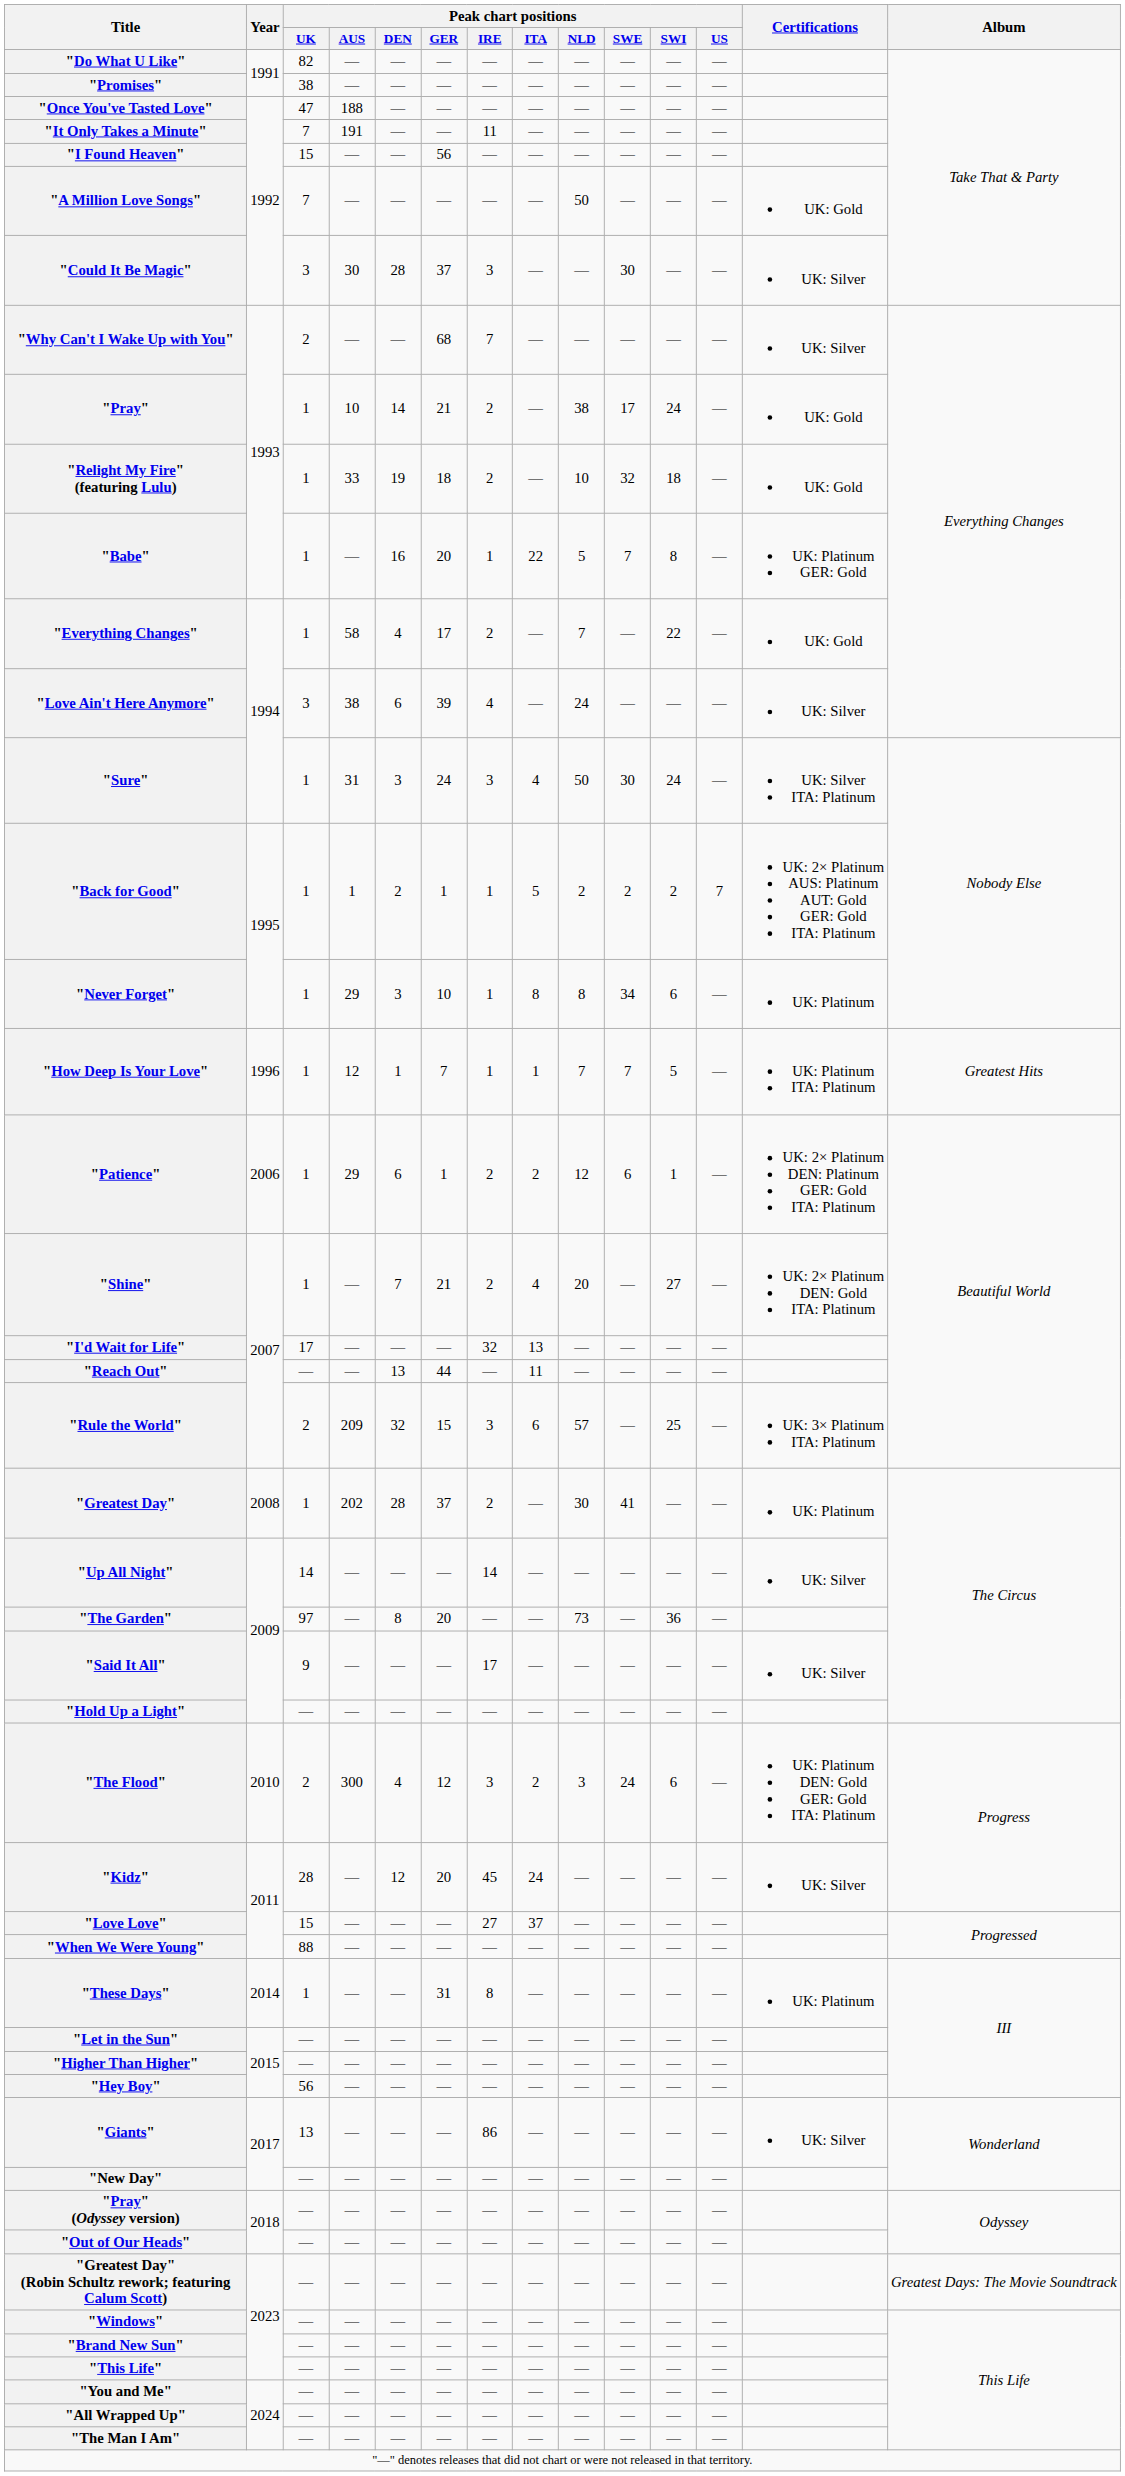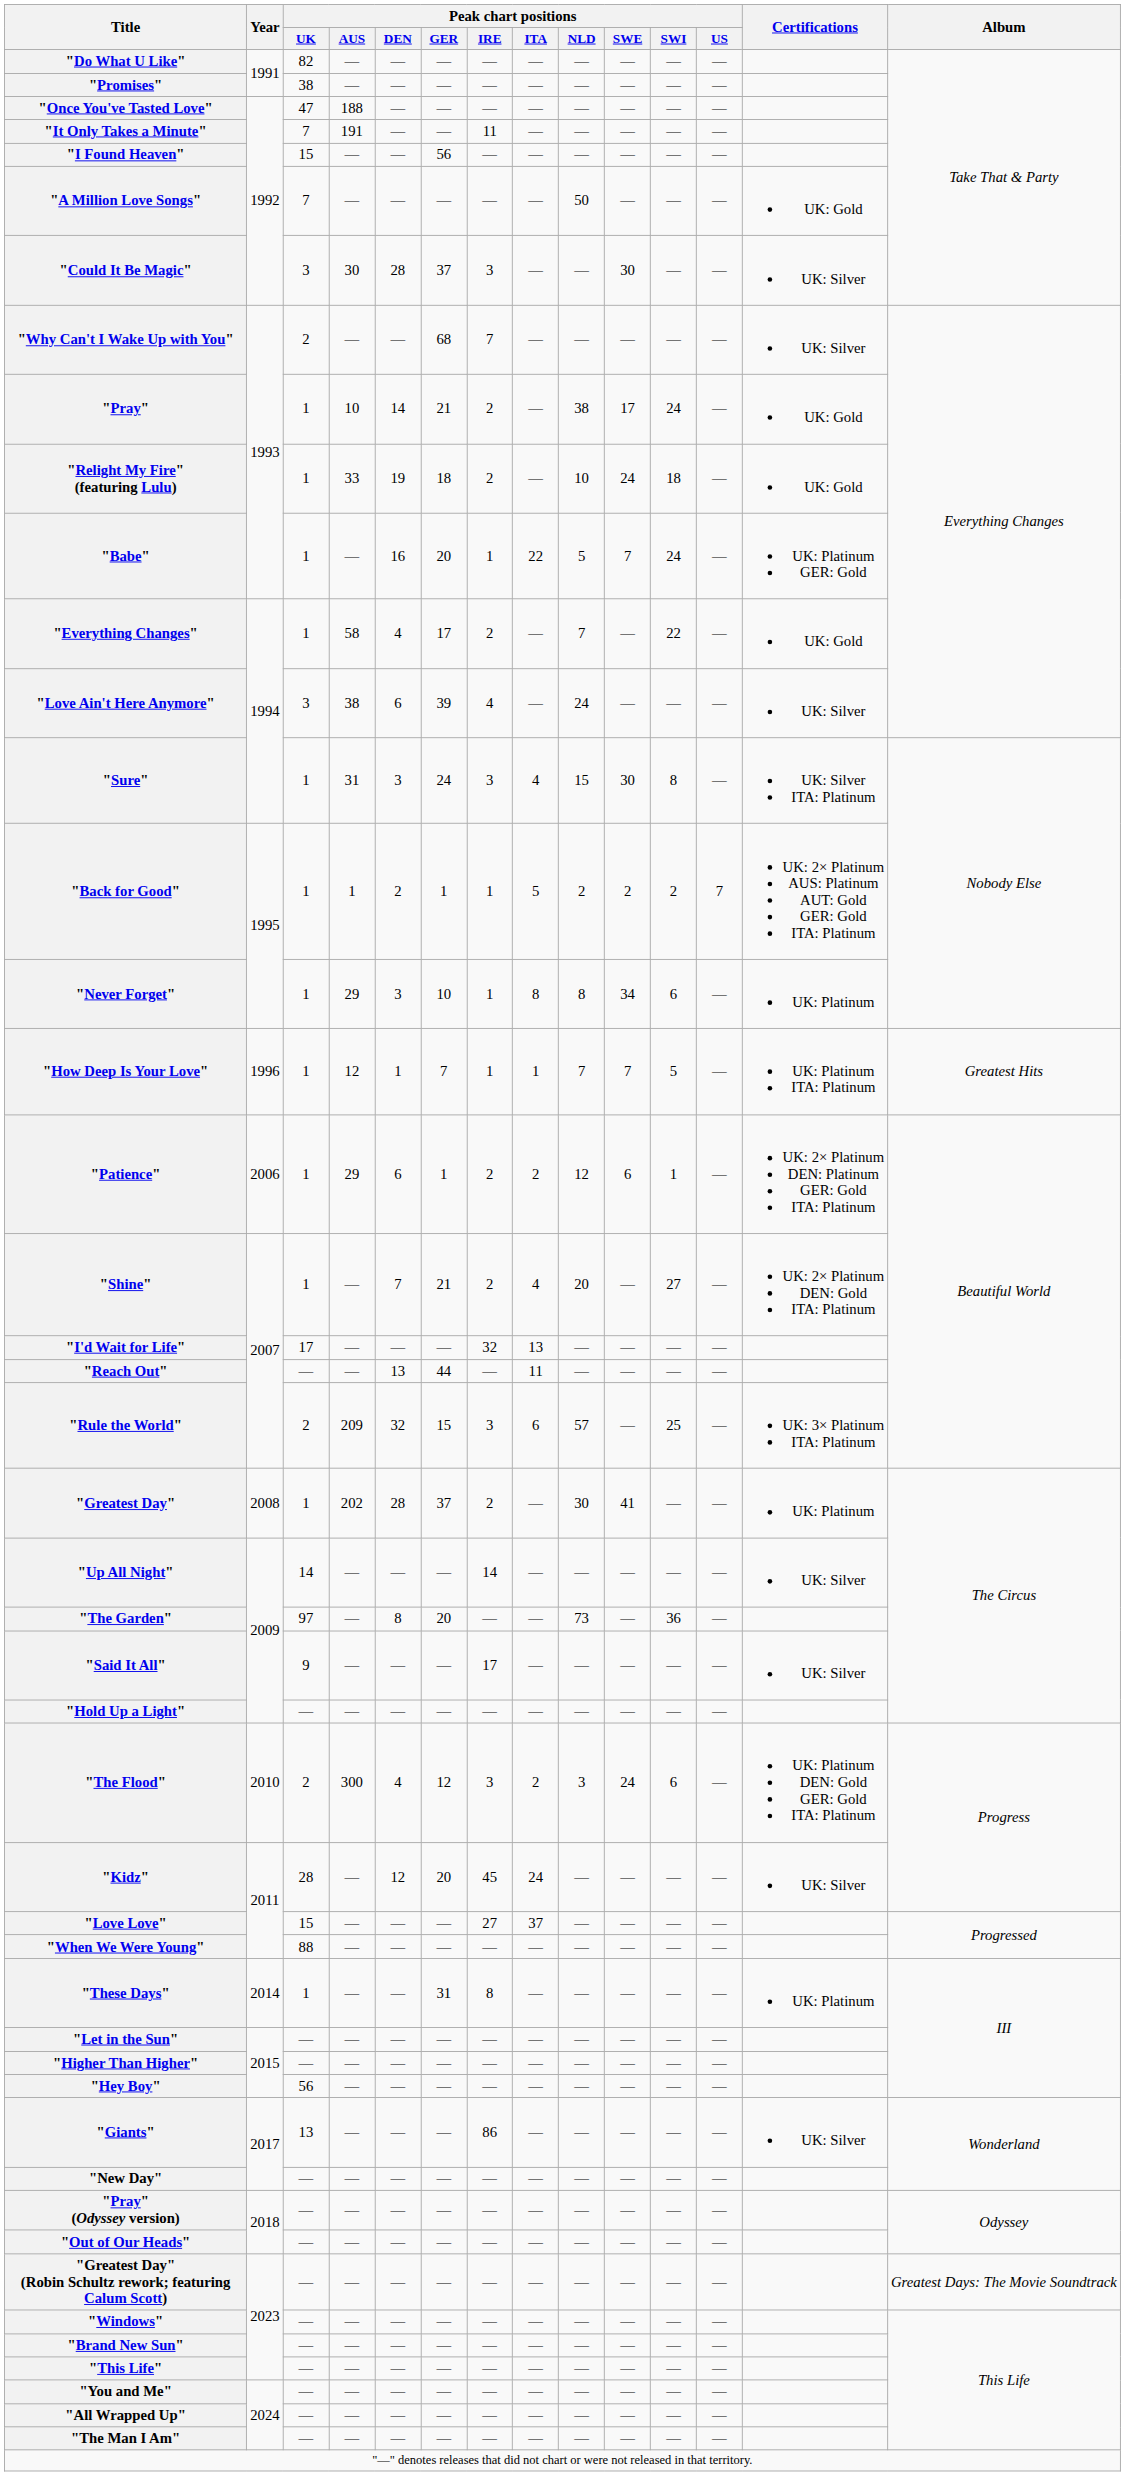(628, 478) 32 -> (628, 478) 24
(674, 556) 8 -> (674, 556) 24
(582, 780) 50 -> (582, 780) 15
(674, 780) 24 -> (674, 780) 8
